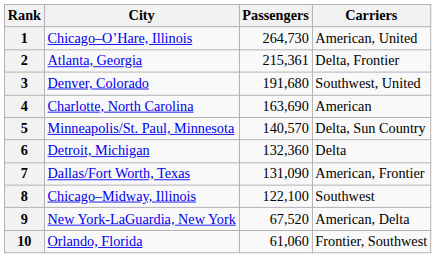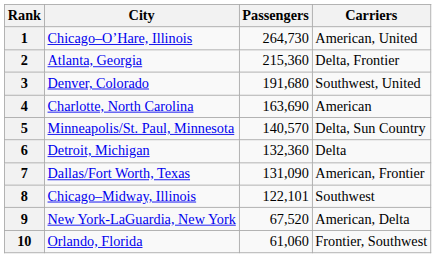(286, 60) 215,361 -> (286, 60) 215,360
(286, 196) 122,100 -> (286, 196) 122,101
